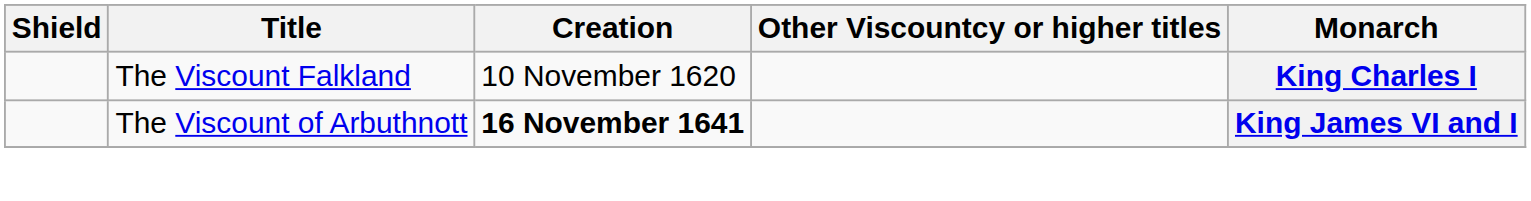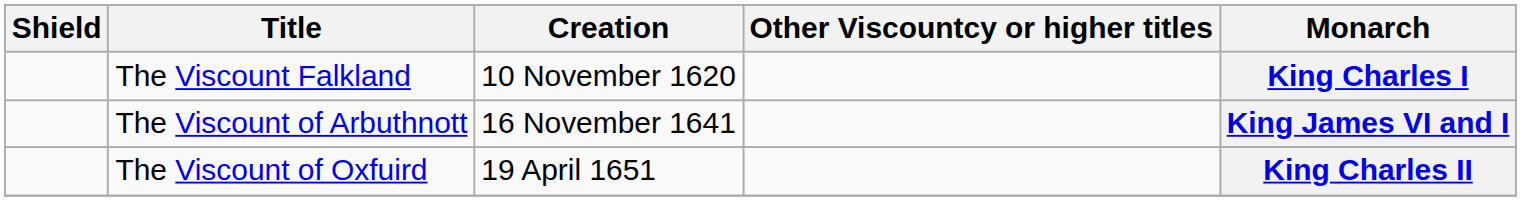(613, 123) bold -> (609, 123) normal
+ row: (271, 170)
